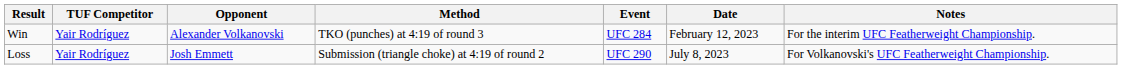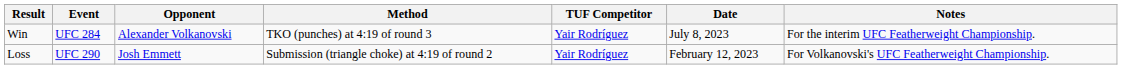columns swapped: (110, 14) <-> (635, 14)
(714, 34) February 12, 2023 -> (699, 34) July 8, 2023
(699, 54) July 8, 2023 -> (714, 54) February 12, 2023
